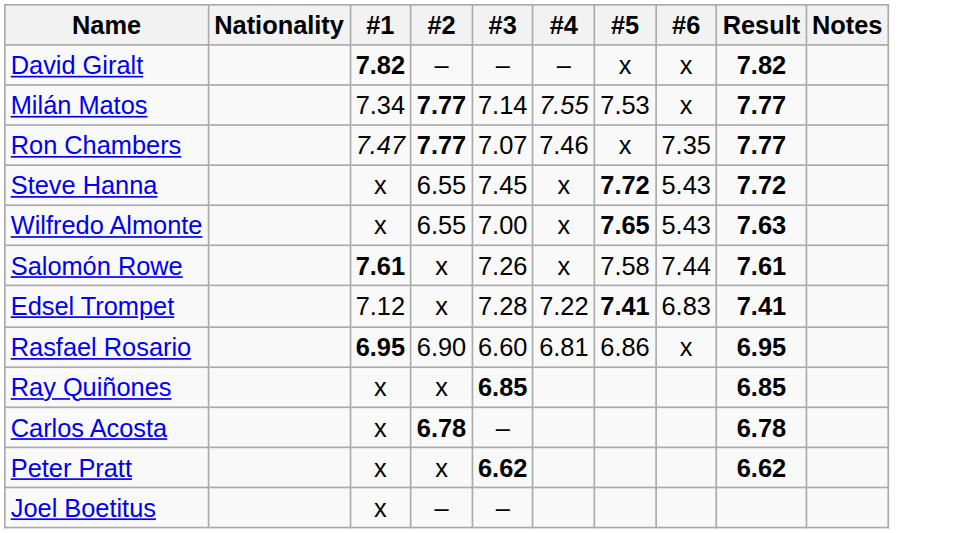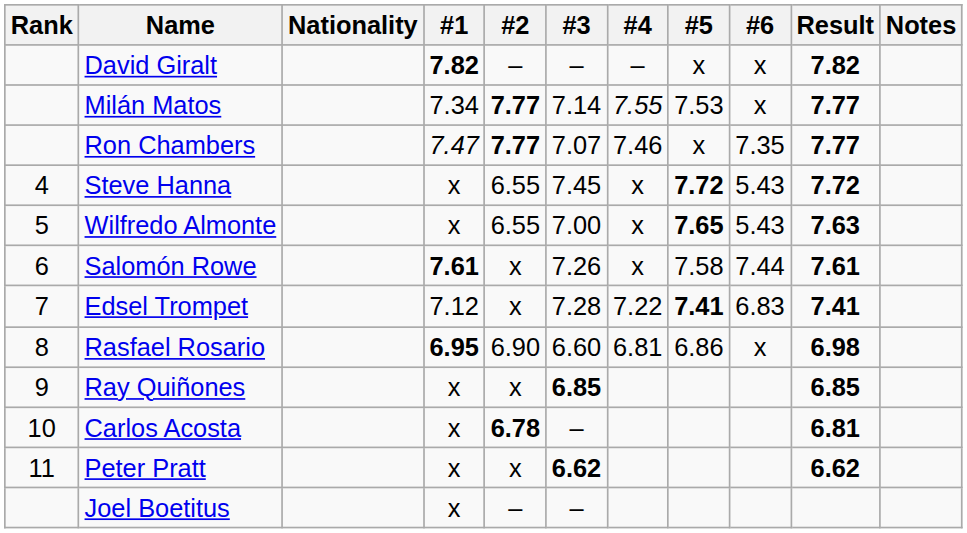+ column: (42, 25)
(761, 347) 6.95 -> (835, 347) 6.98
(761, 427) 6.78 -> (835, 427) 6.81
